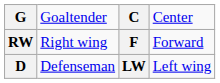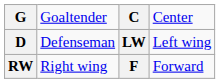rows swapped: (21, 66) <-> (21, 41)
